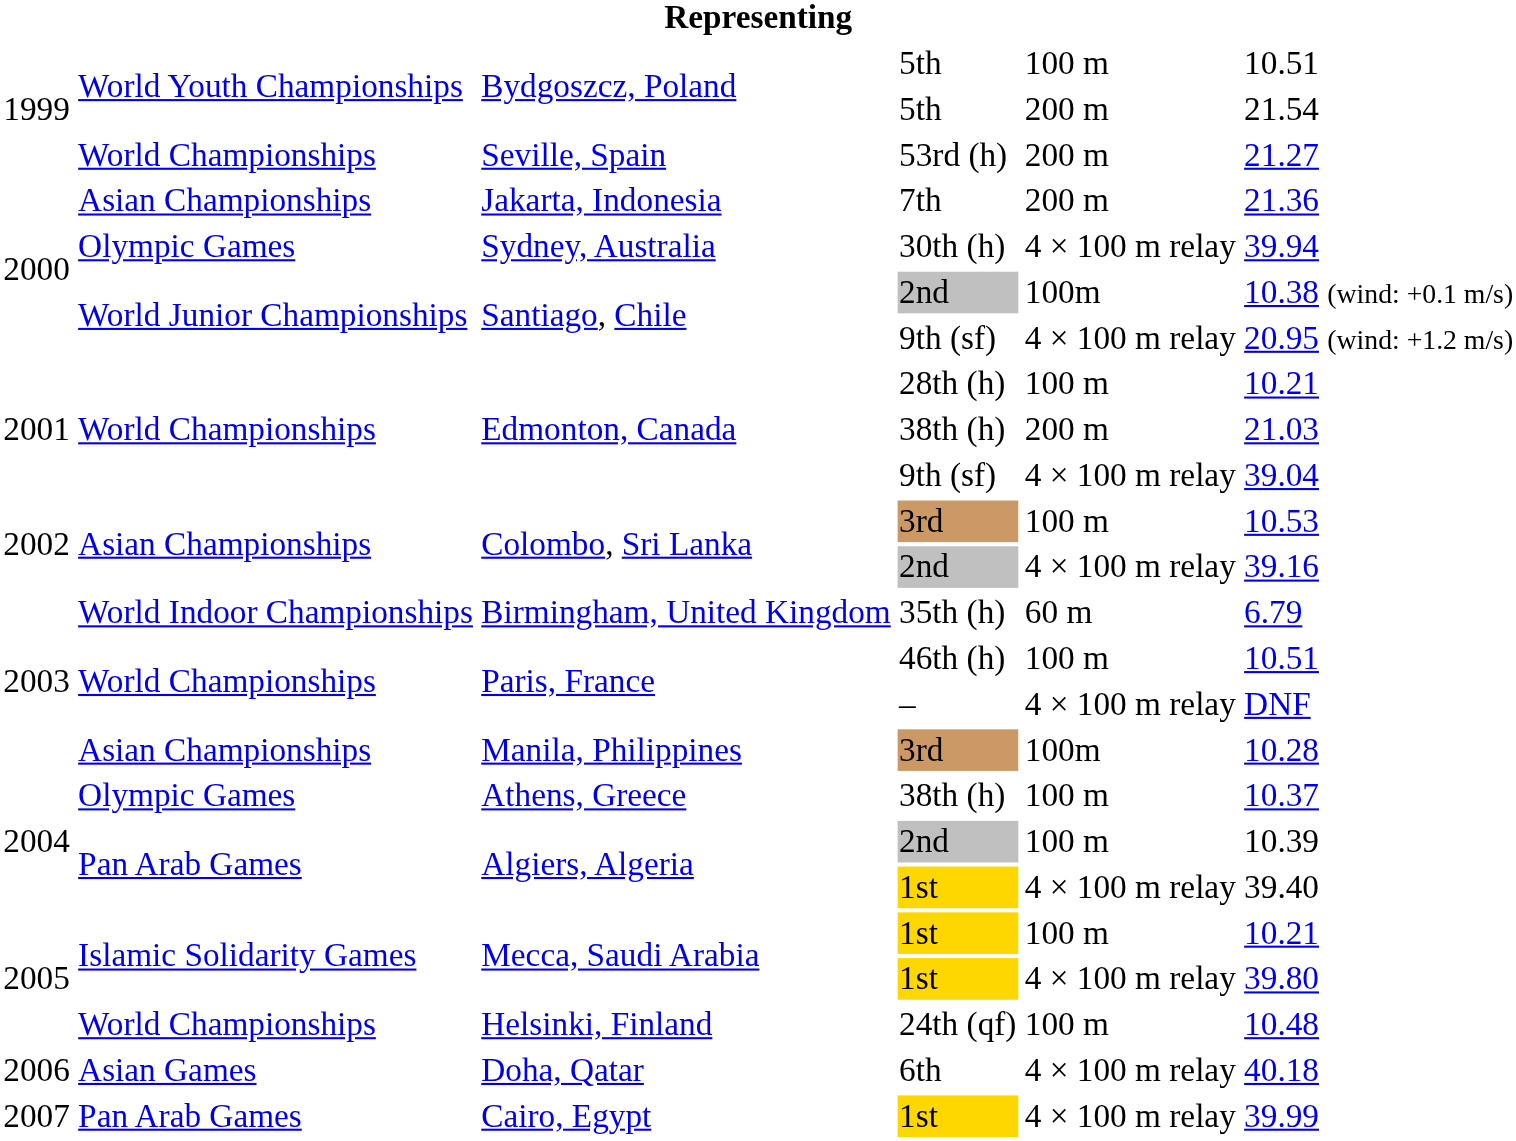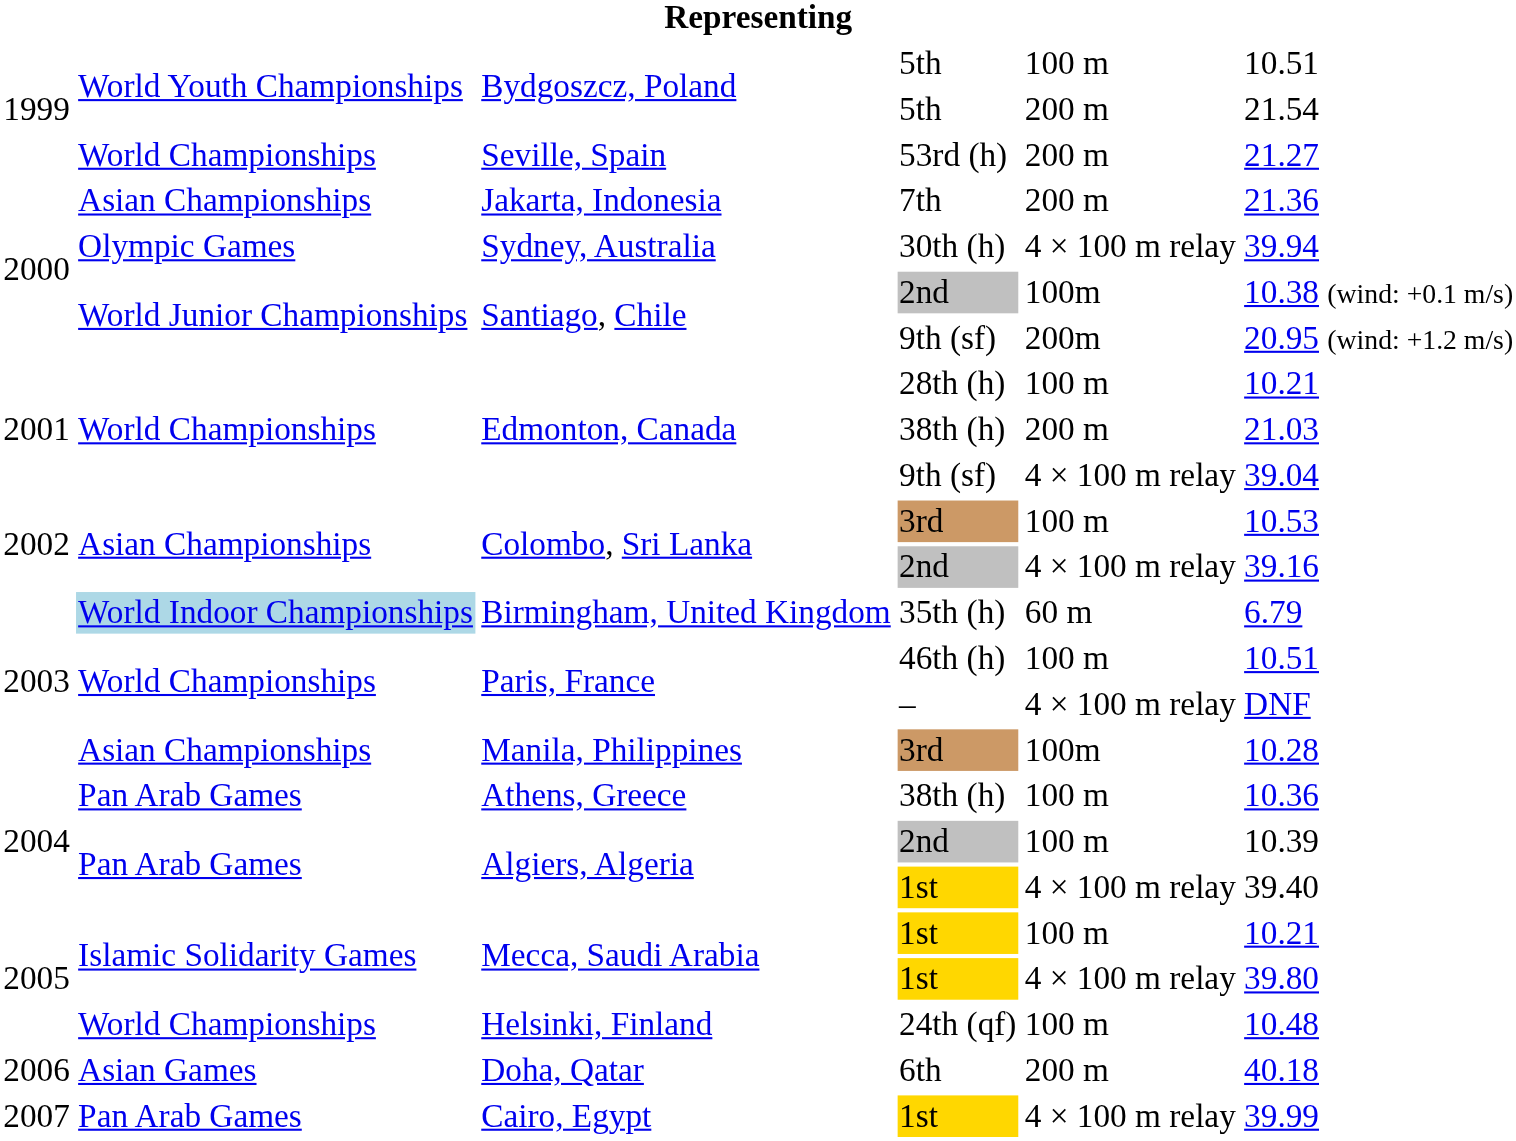(1130, 337) 4 × 100 m relay -> (1063, 337) 200m
(276, 612) no background -> (276, 612) lightblue background
(187, 795) Olympic Games -> (190, 795) Pan Arab Games
(1282, 795) 10.37 -> (1282, 795) 10.36
(1130, 1069) 4 × 100 m relay -> (1067, 1069) 200 m
